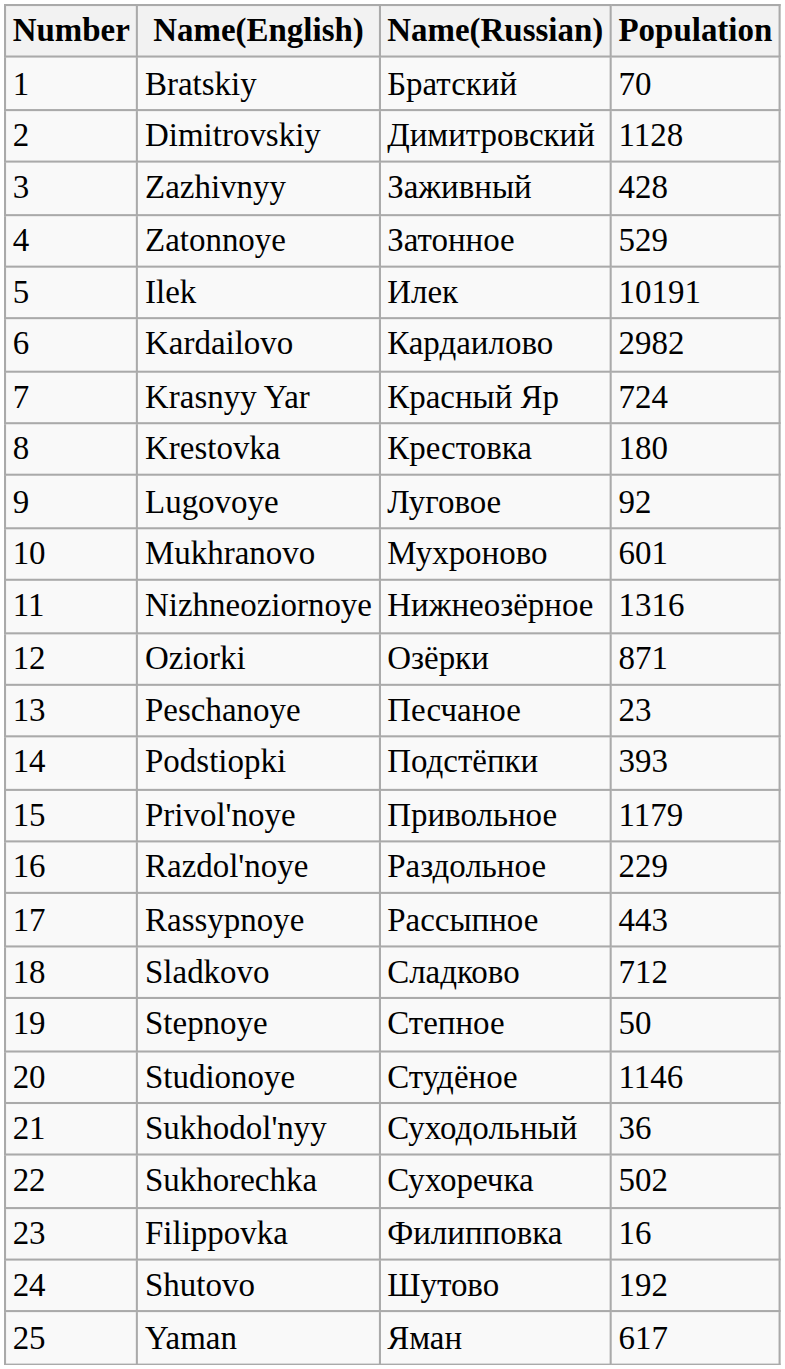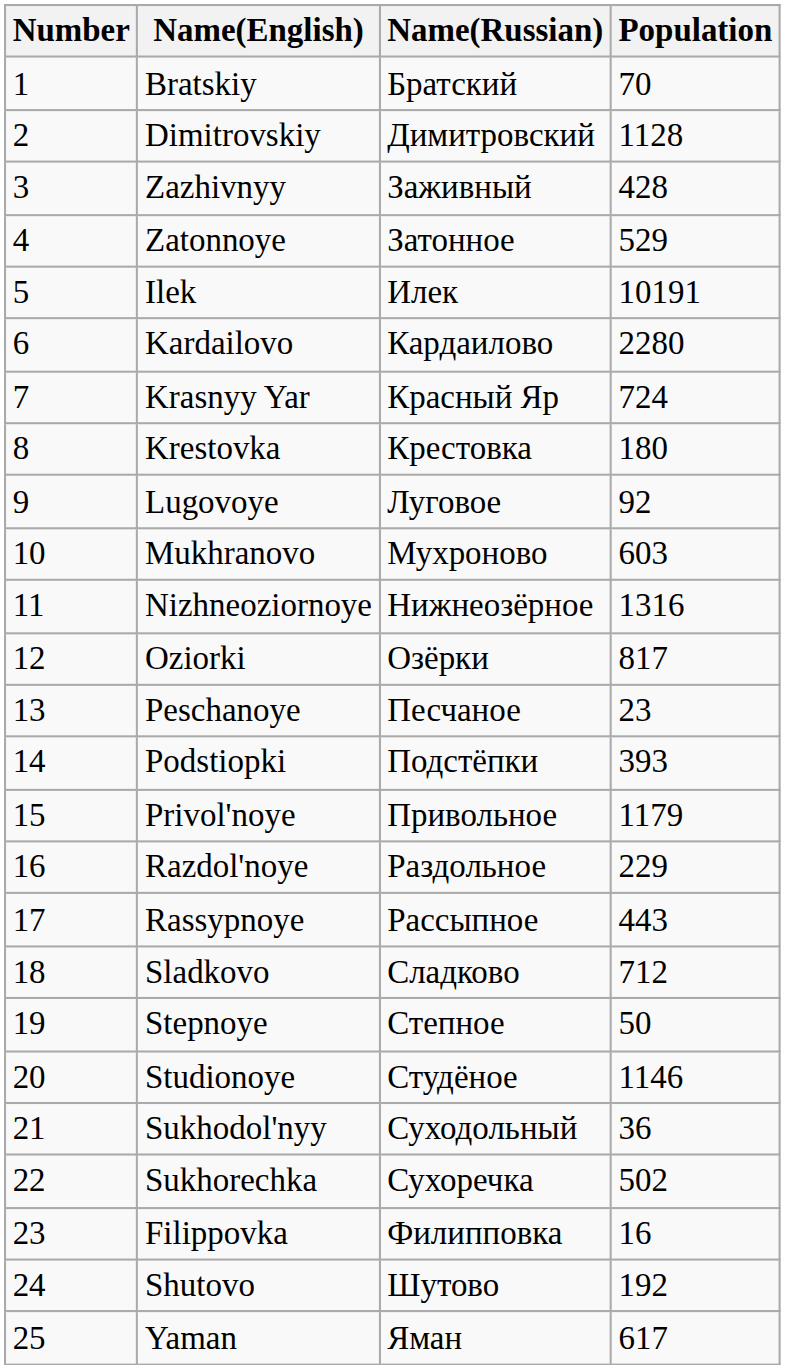(651, 344) 2982 -> (651, 344) 2280
(643, 553) 601 -> (643, 553) 603
(643, 657) 871 -> (643, 657) 817
